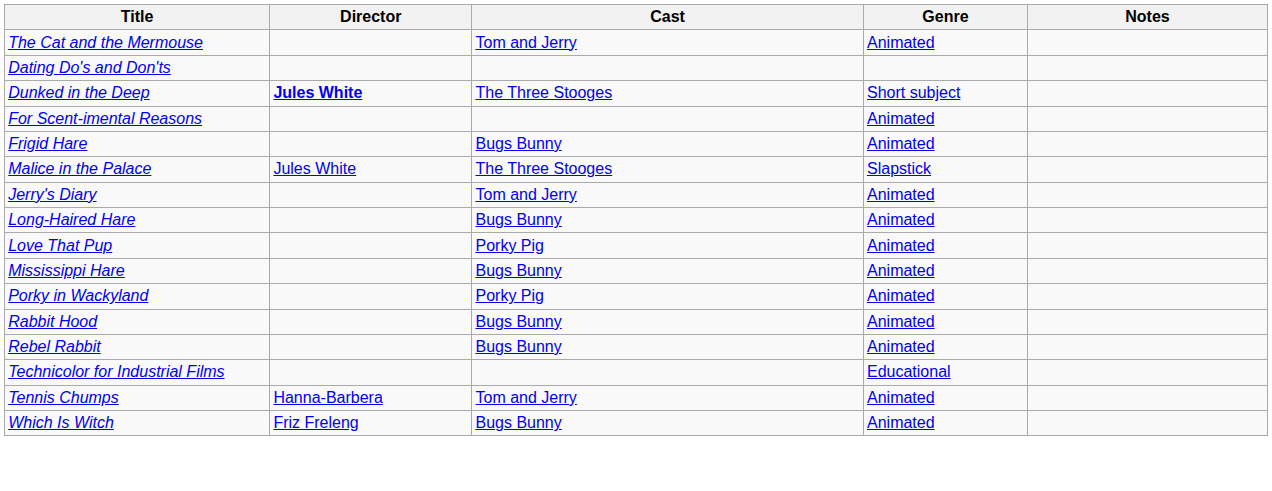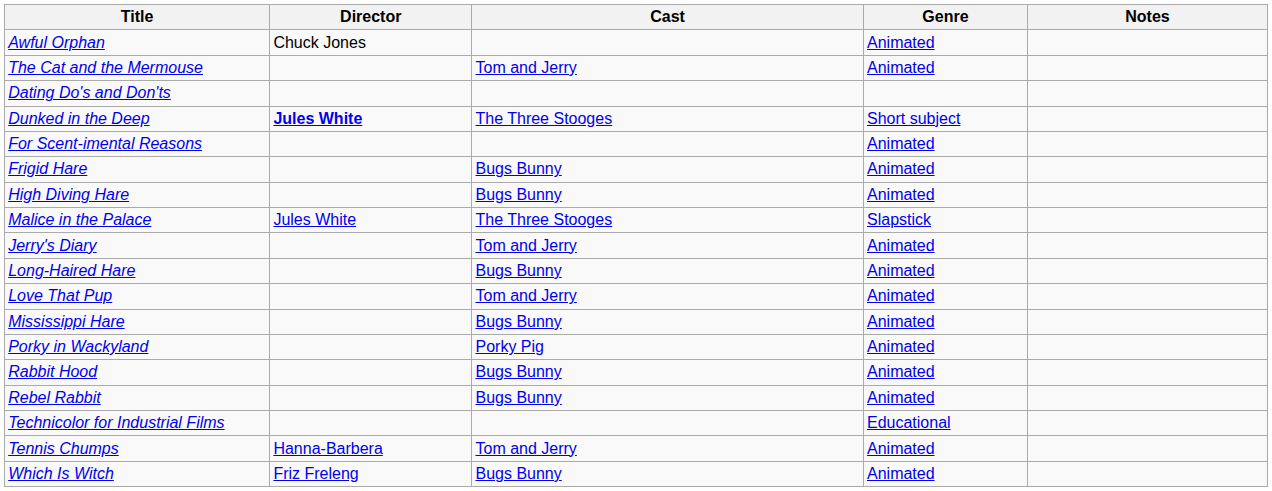+ row: (57, 42)
+ row: (69, 194)
(510, 245) Porky Pig -> (526, 296) Tom and Jerry
